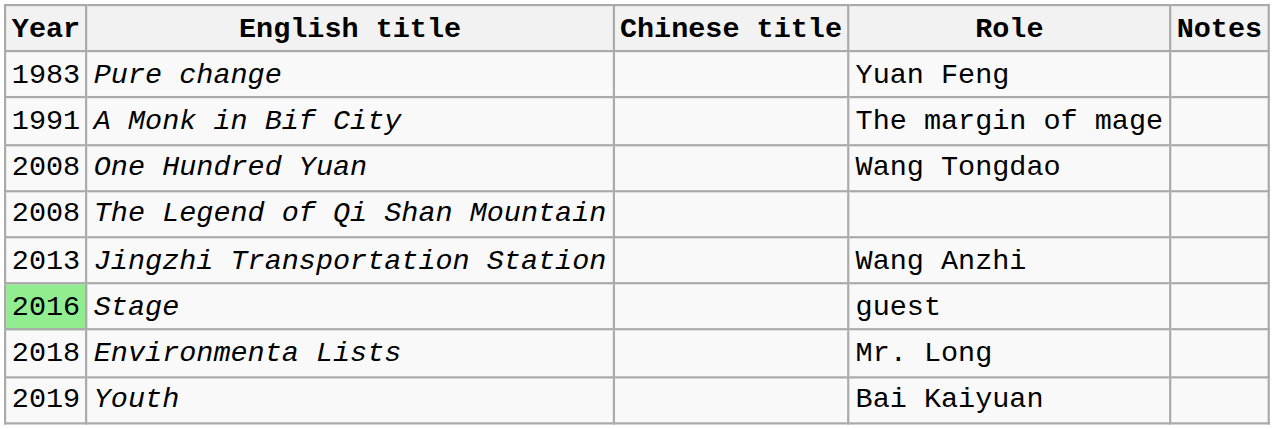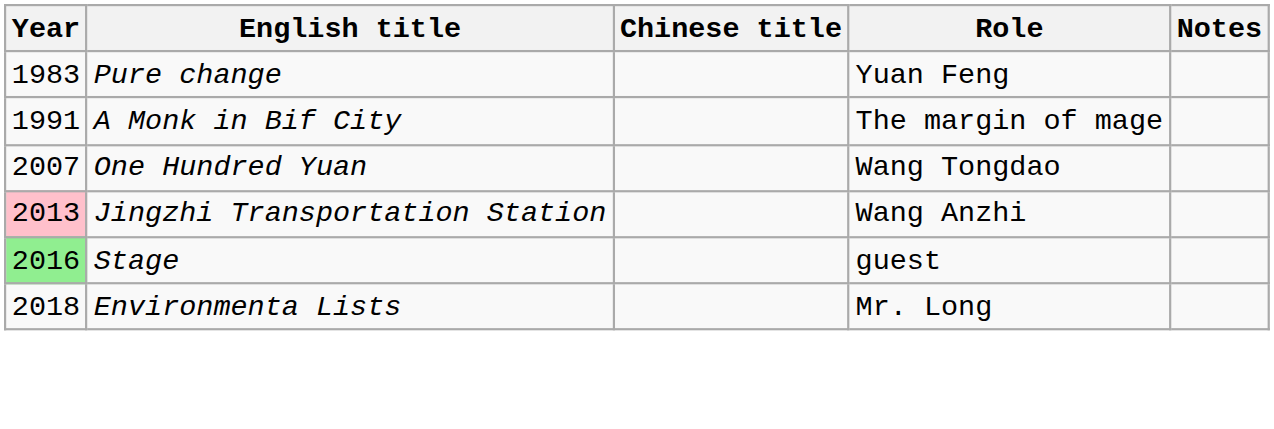(46, 167) 2008 -> (46, 167) 2007
- row: (350, 214)
(46, 260) no background -> (46, 214) pink background
- row: (137, 400)
